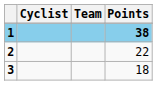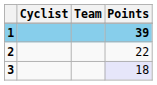(142, 33) 38 -> (142, 33) 39
(142, 70) no background -> (142, 70) lavender background
